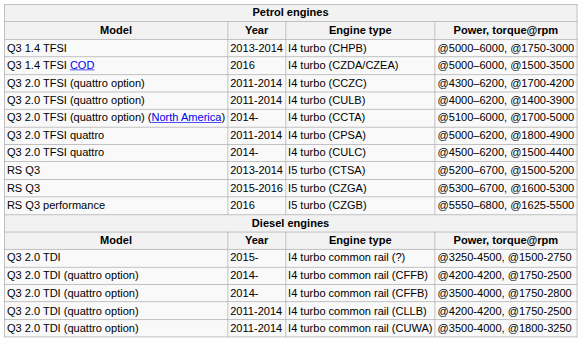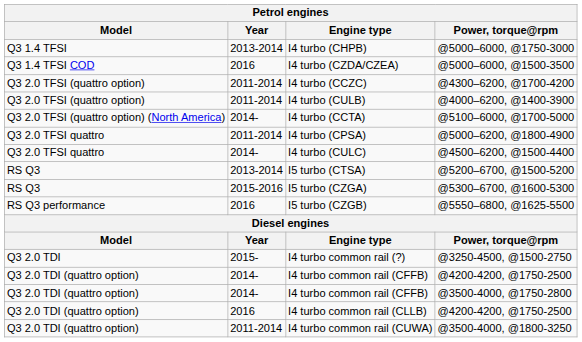(256, 310) 2011-2014 -> (242, 310) 2016
